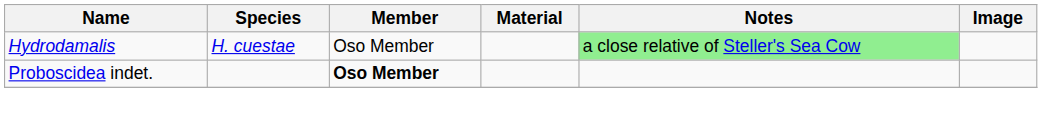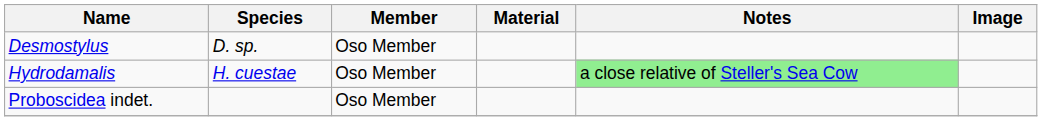+ row: (58, 45)
(386, 73) bold -> (386, 101) normal
